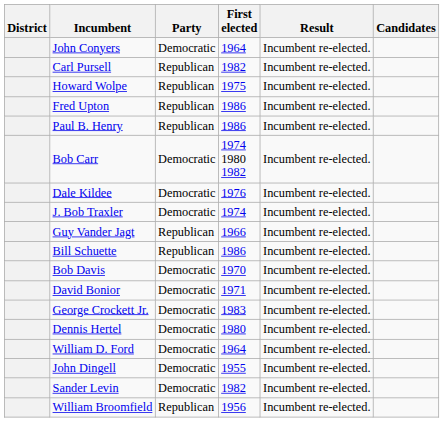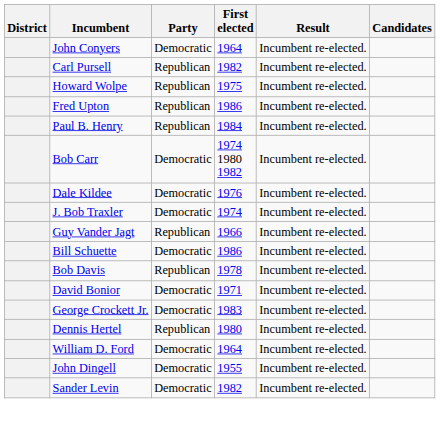(233, 125) 1986 -> (230, 125) 1984
(186, 251) Republican -> (183, 251) Democratic
(187, 270) Democratic -> (182, 270) Republican
(233, 270) 1970 -> (230, 270) 1978
(187, 329) Democratic -> (182, 329) Republican
- row: (102, 407)
